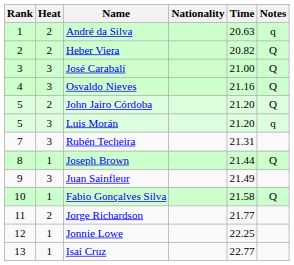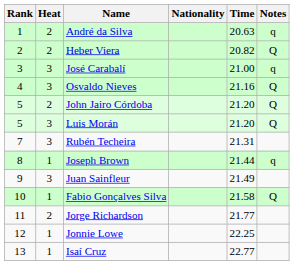(273, 68) Q -> (273, 68) q
(273, 123) q -> (273, 123) Q
(273, 160) Q -> (273, 160) q
